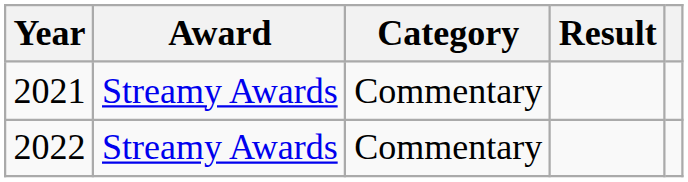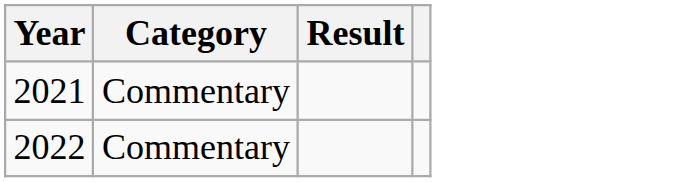- column: (220, 33)
